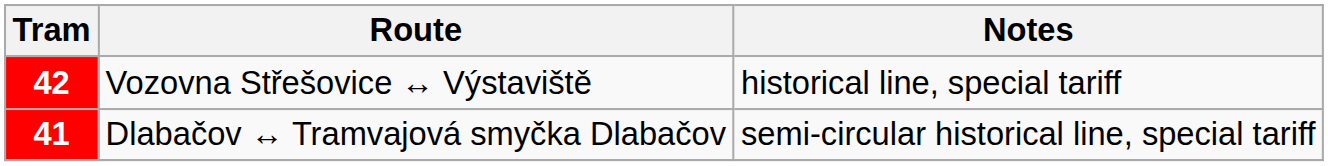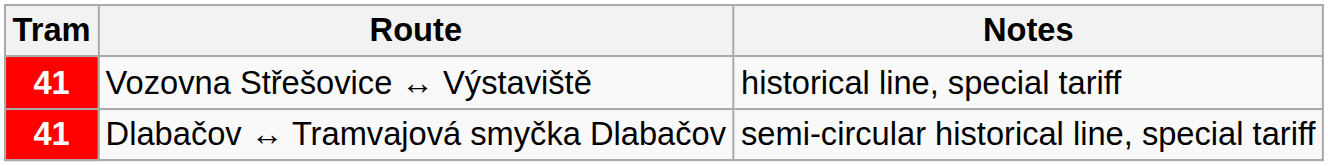(52, 82) 42 -> (52, 82) 41
